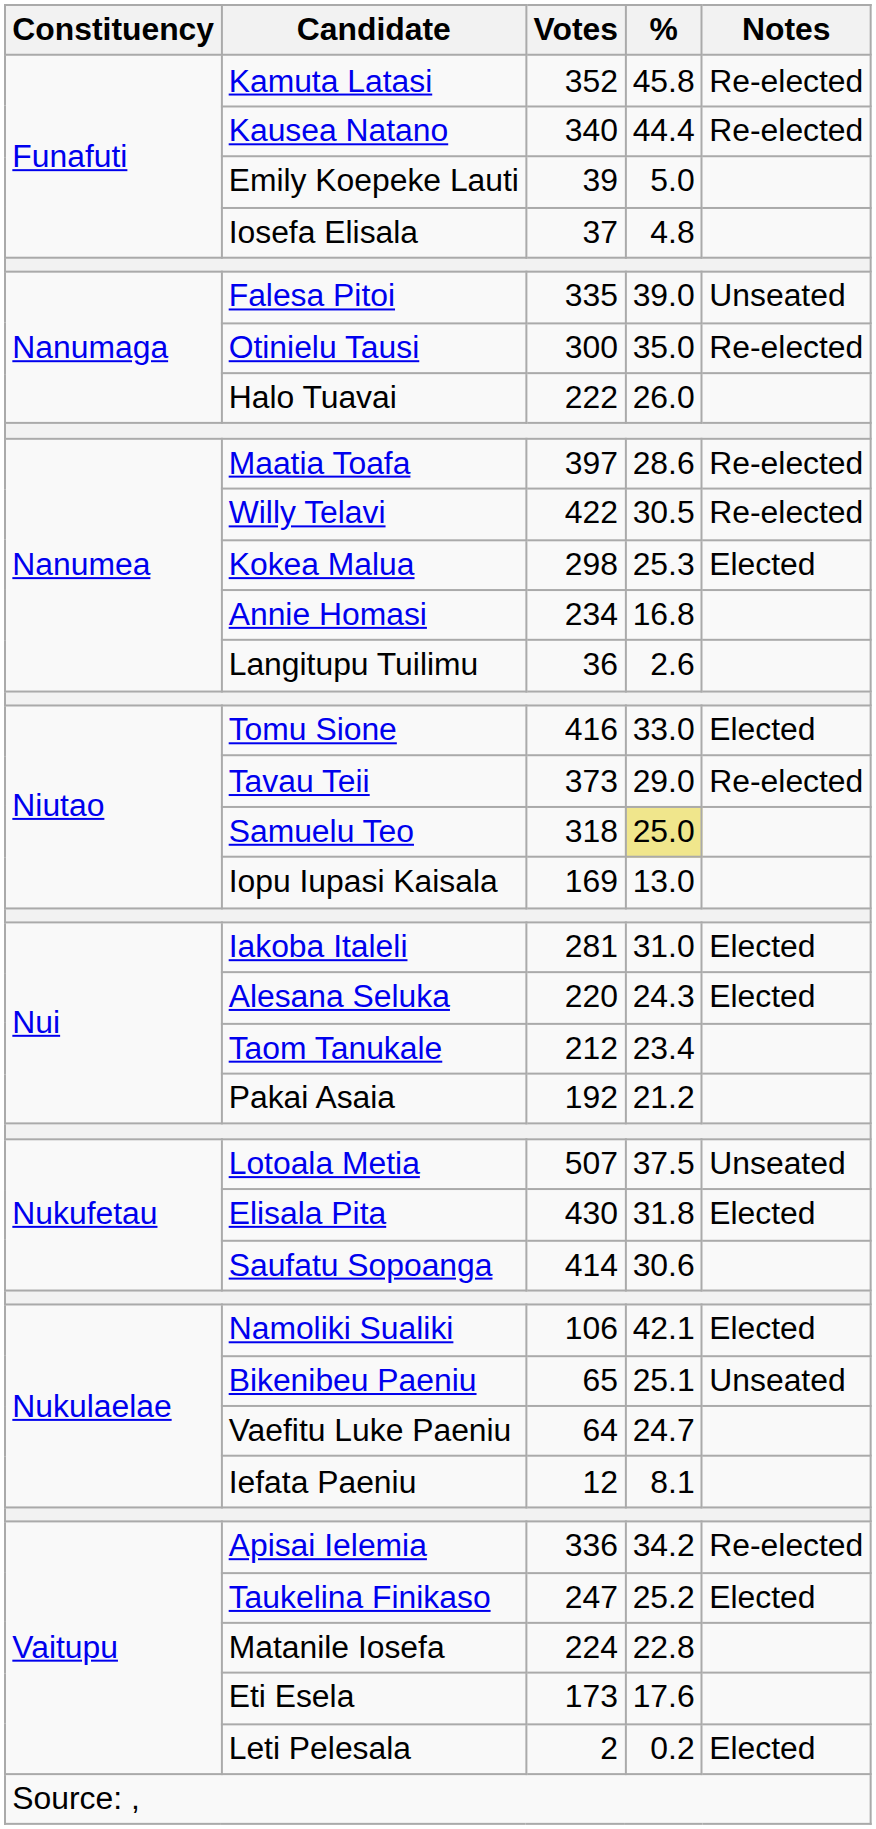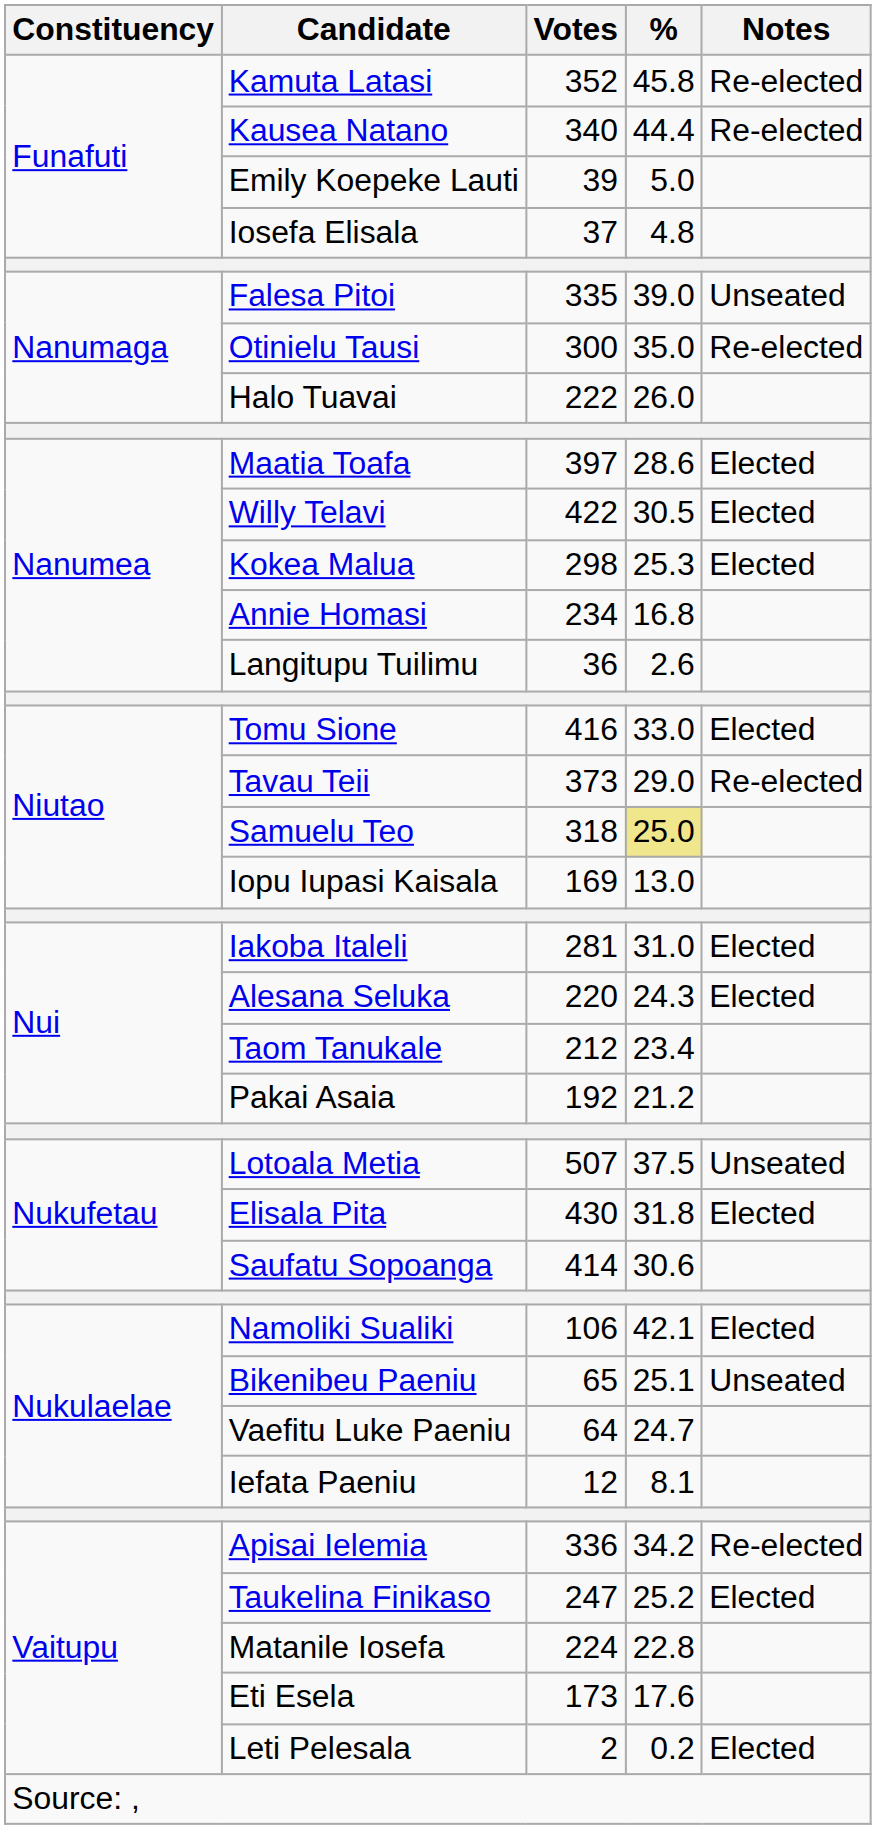(786, 463) Re-elected -> (762, 463) Elected
(786, 513) Re-elected -> (762, 513) Elected
